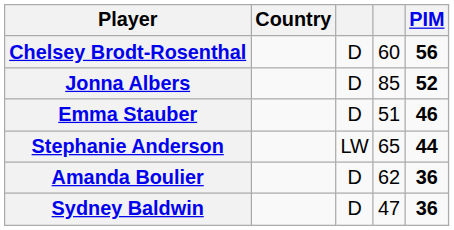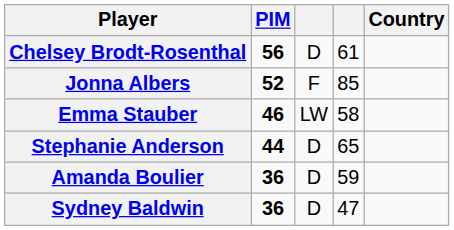columns swapped: (293, 20) <-> (427, 20)
(389, 51) 60 -> (348, 51) 61
(355, 83) D -> (314, 83) F
(355, 114) D -> (314, 114) LW
(389, 114) 51 -> (348, 114) 58
(355, 146) LW -> (314, 146) D
(389, 177) 62 -> (348, 177) 59
